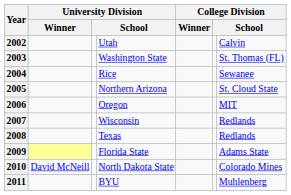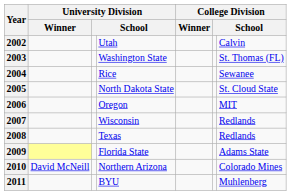(133, 89) Northern Arizona -> (136, 89) North Dakota State
(136, 167) North Dakota State -> (133, 167) Northern Arizona
